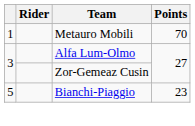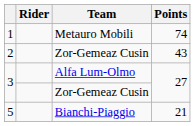(181, 33) 70 -> (181, 33) 74
+ row: (10, 53)
(181, 92) 23 -> (181, 111) 21
